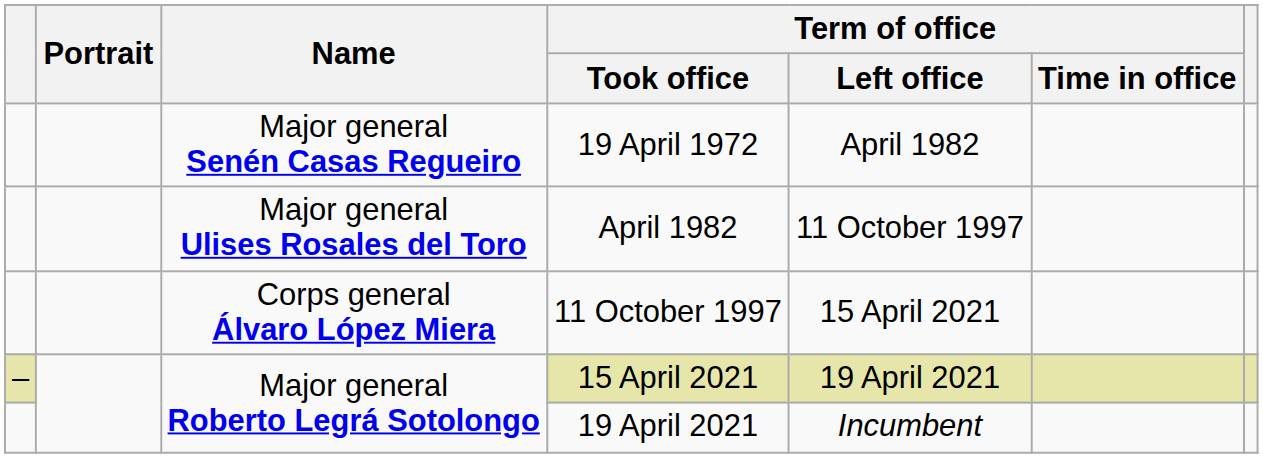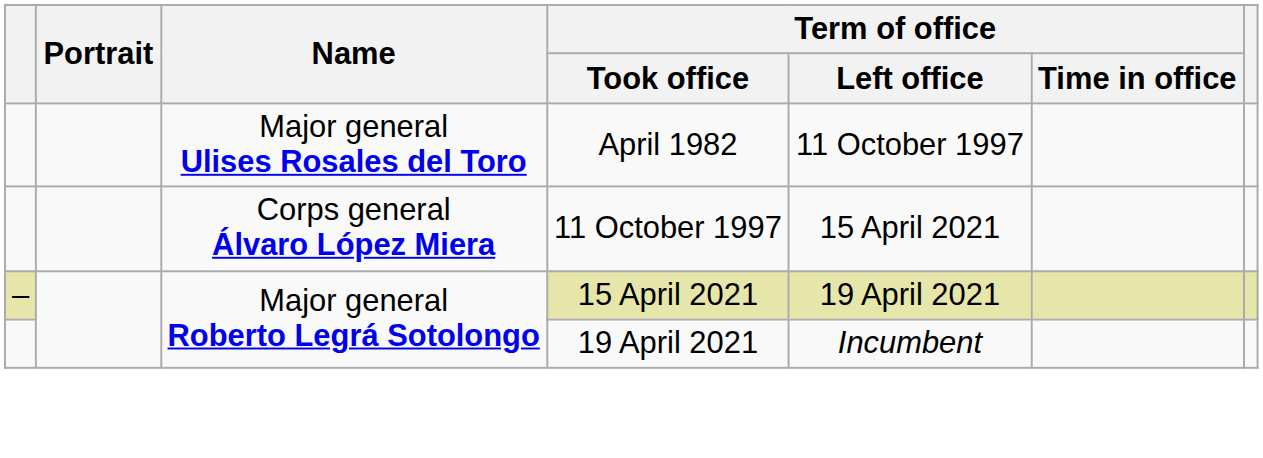- row: (668, 144)
